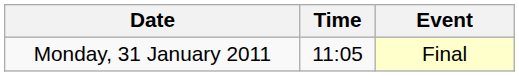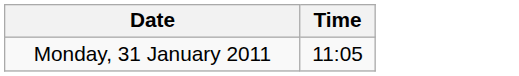- column: (445, 20)
